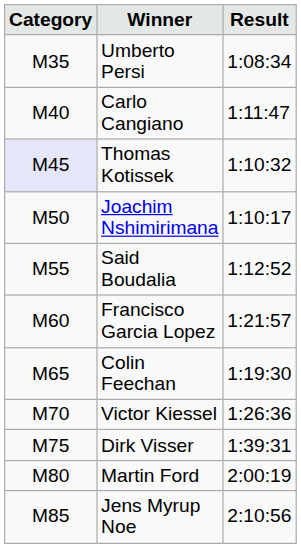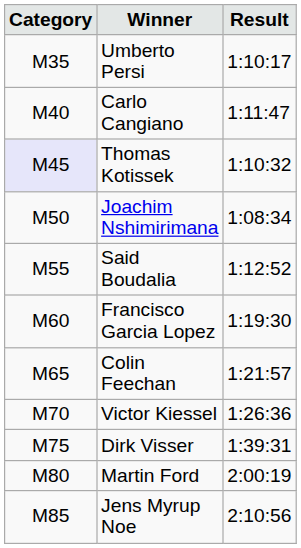(259, 60) 1:08:34 -> (259, 60) 1:10:17
(259, 217) 1:10:17 -> (259, 217) 1:08:34
(259, 321) 1:21:57 -> (259, 321) 1:19:30
(259, 373) 1:19:30 -> (259, 373) 1:21:57
